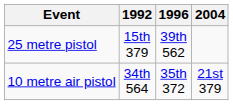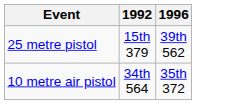- column: (210, 15)
